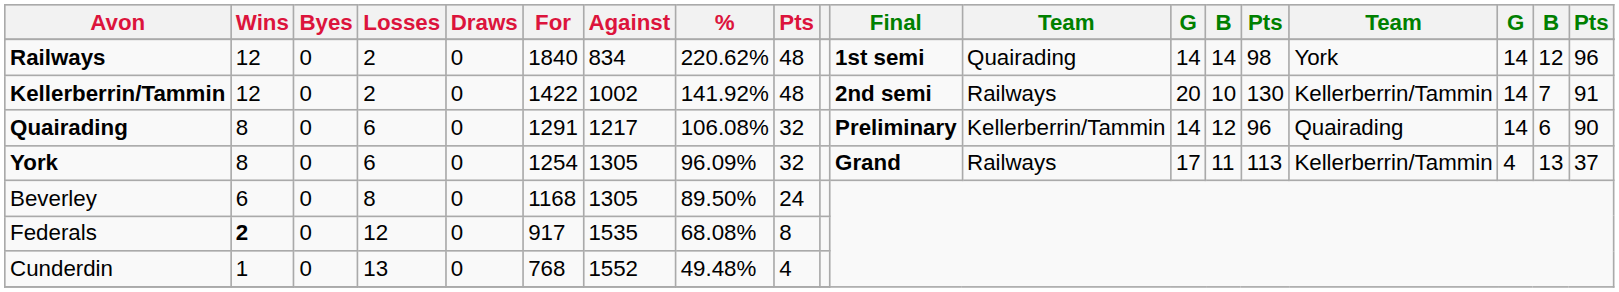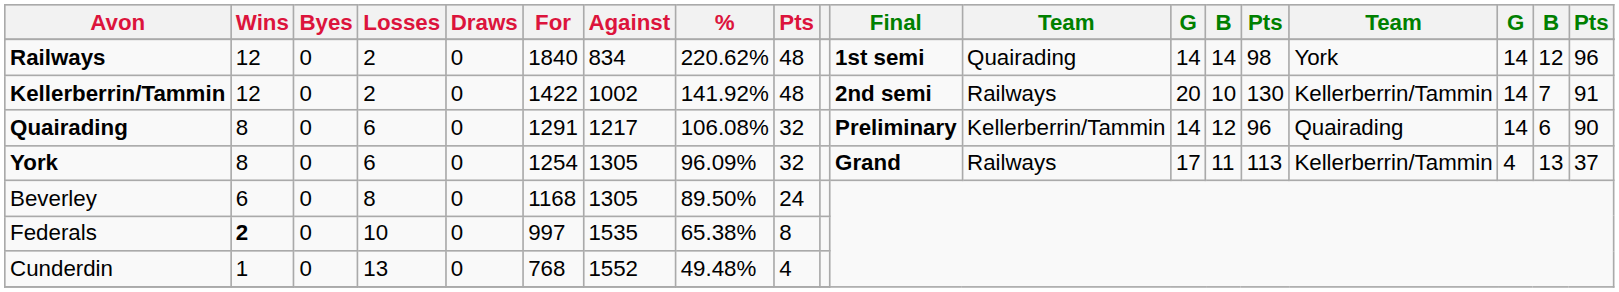(376, 233) 12 -> (376, 233) 10
(547, 233) 917 -> (547, 233) 997
(719, 233) 68.08% -> (719, 233) 65.38%
